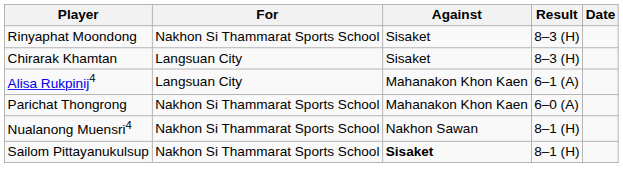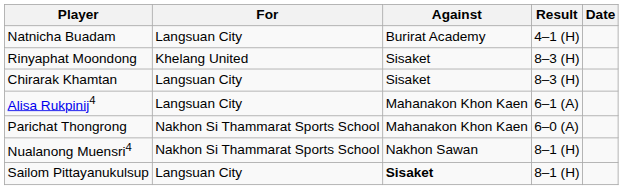+ row: (62, 36)
(267, 36) Nakhon Si Thammarat Sports School -> (202, 58) Khelang United
(267, 152) Nakhon Si Thammarat Sports School -> (199, 173) Langsuan City
